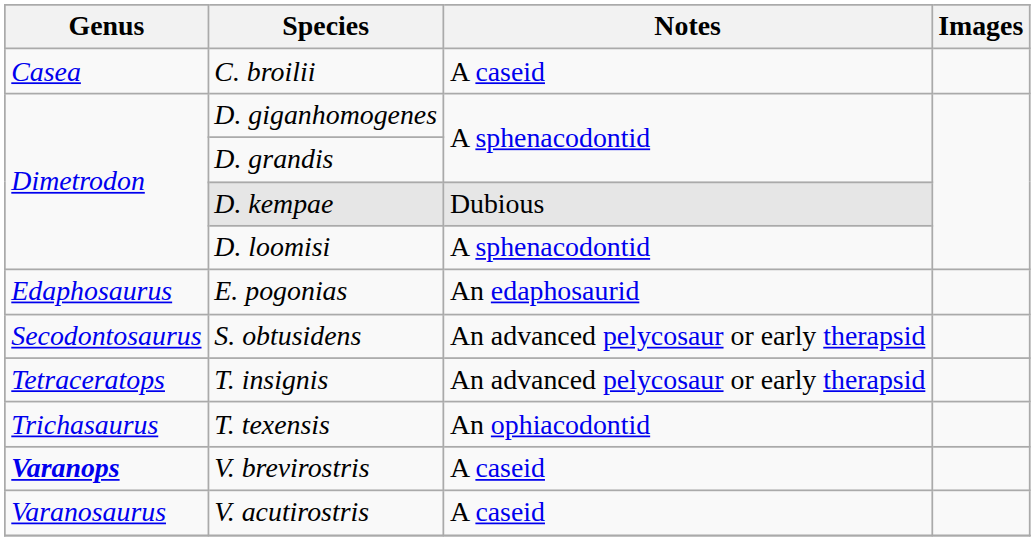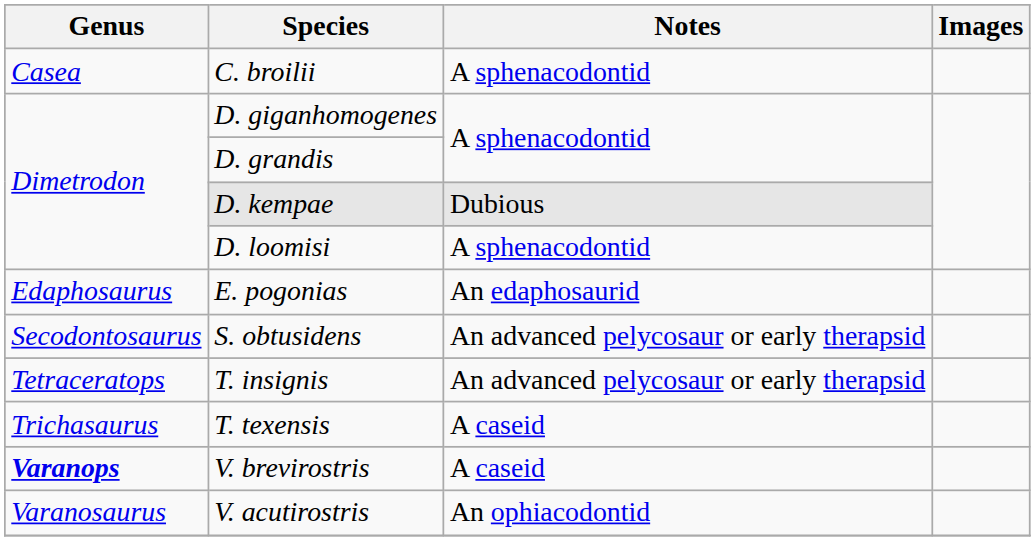(497, 70) A caseid -> (550, 70) A sphenacodontid
(550, 423) An ophiacodontid -> (497, 423) A caseid
(497, 512) A caseid -> (550, 512) An ophiacodontid
